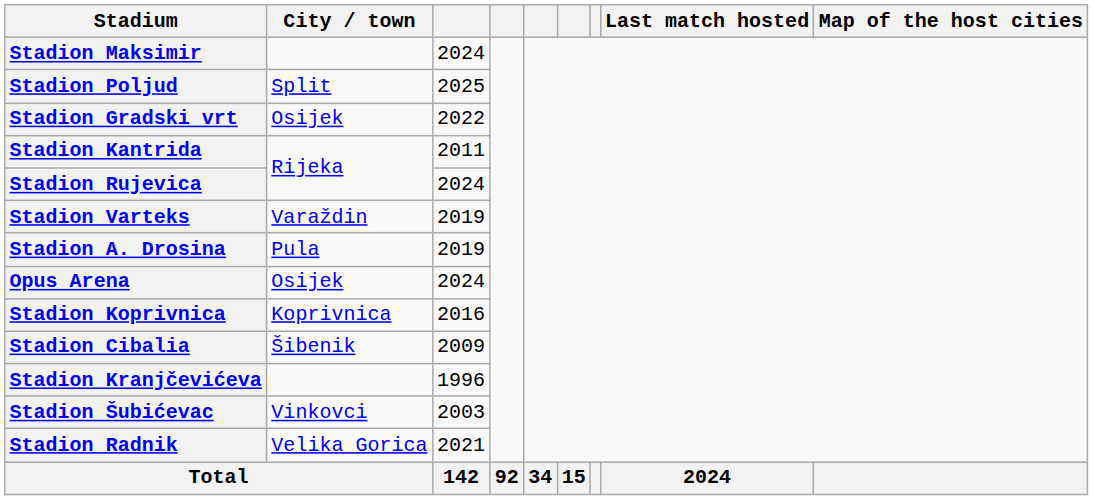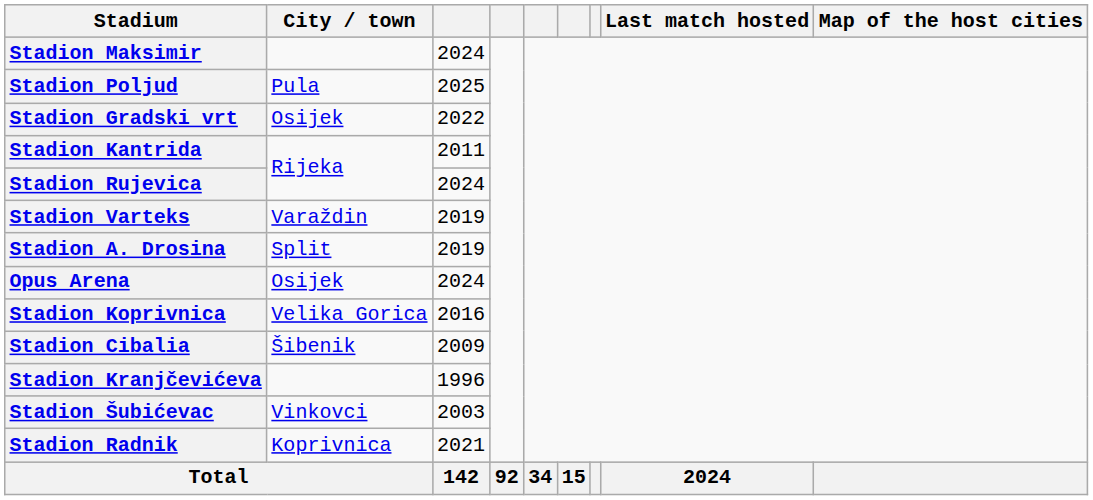(301, 86) Split -> (295, 86) Pula
(295, 249) Pula -> (301, 249) Split
(331, 315) Koprivnica -> (349, 315) Velika Gorica
(349, 445) Velika Gorica -> (331, 445) Koprivnica
